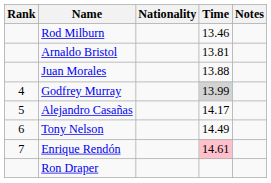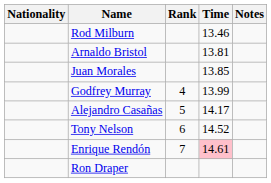columns swapped: (21, 14) <-> (167, 14)
(216, 71) 13.88 -> (216, 71) 13.85
(216, 91) lightgrey background -> (216, 91) no background
(216, 129) 14.49 -> (216, 129) 14.52
